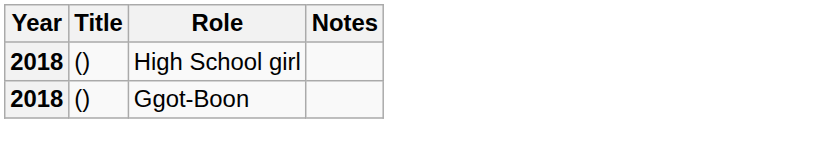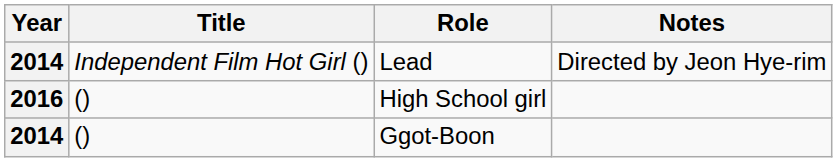+ row: (406, 61)
(37, 61) 2018 -> (37, 99) 2016
(37, 99) 2018 -> (37, 136) 2014
